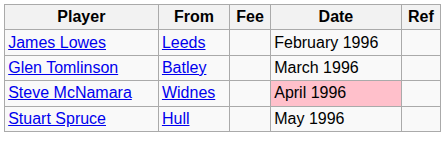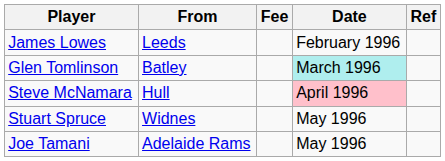(316, 67) no background -> (338, 67) paleturquoise background
(189, 93) Widnes -> (156, 93) Hull
(176, 118) Hull -> (169, 118) Widnes
+ row: (49, 144)
